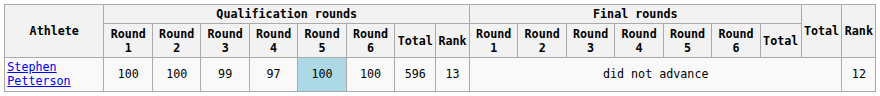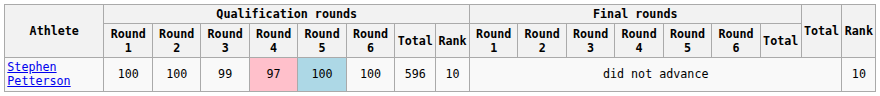(274, 74) no background -> (274, 74) pink background
(453, 74) 13 -> (453, 74) 10
(859, 74) 12 -> (859, 74) 10
